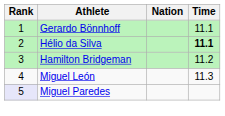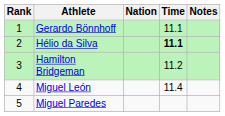+ column: (204, 12)
(204, 76) 11.3 -> (173, 87) 11.4
(21, 92) lavender background -> (19, 103) no background
